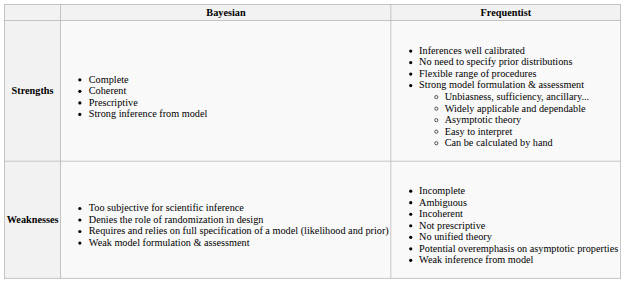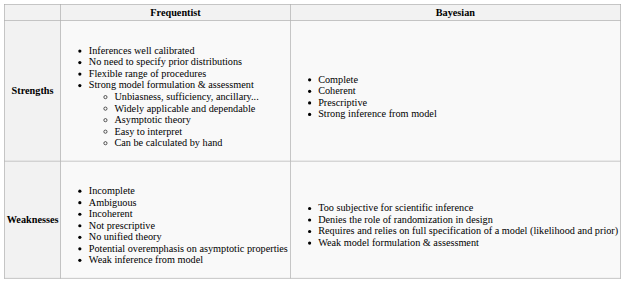columns swapped: (226, 12) <-> (506, 12)
